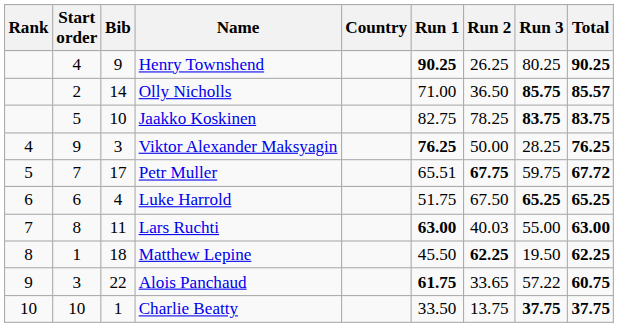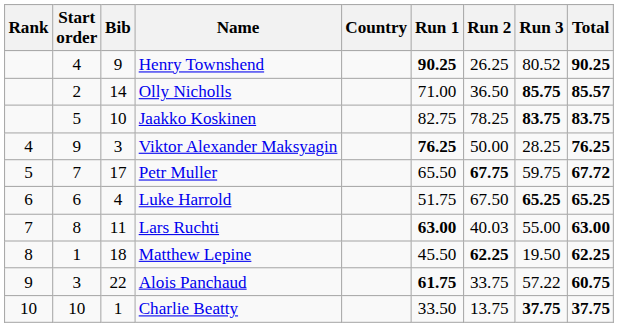(541, 64) 80.25 -> (541, 64) 80.52
(437, 173) 65.51 -> (437, 173) 65.50
(489, 281) 33.65 -> (489, 281) 33.75
